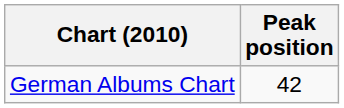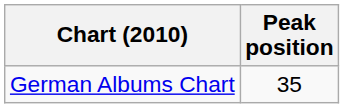(289, 84) 42 -> (289, 84) 35
